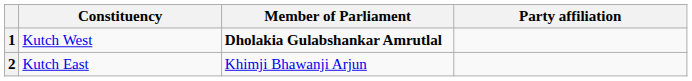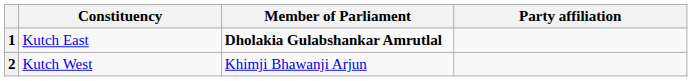(57, 40) Kutch West -> (56, 40) Kutch East
(56, 64) Kutch East -> (57, 64) Kutch West
